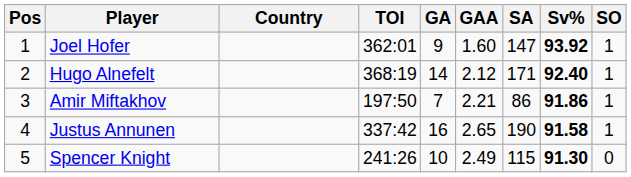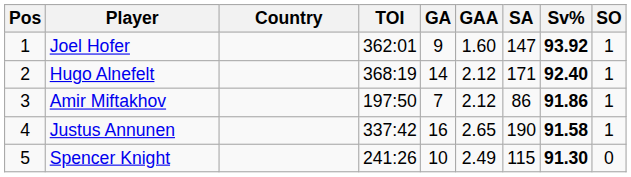(479, 102) 2.21 -> (479, 102) 2.12
